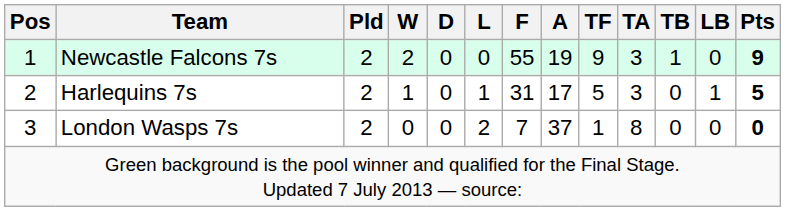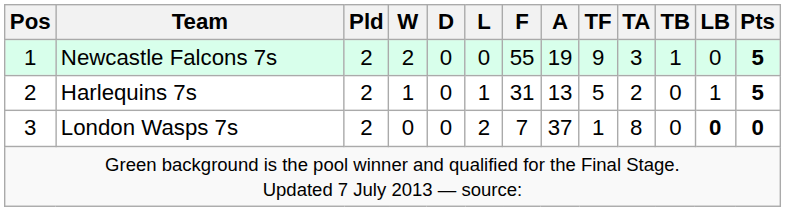(758, 57) 9 -> (758, 57) 5
(560, 92) 17 -> (560, 92) 13
(636, 92) 3 -> (636, 92) 2
(715, 127) normal -> (715, 127) bold
